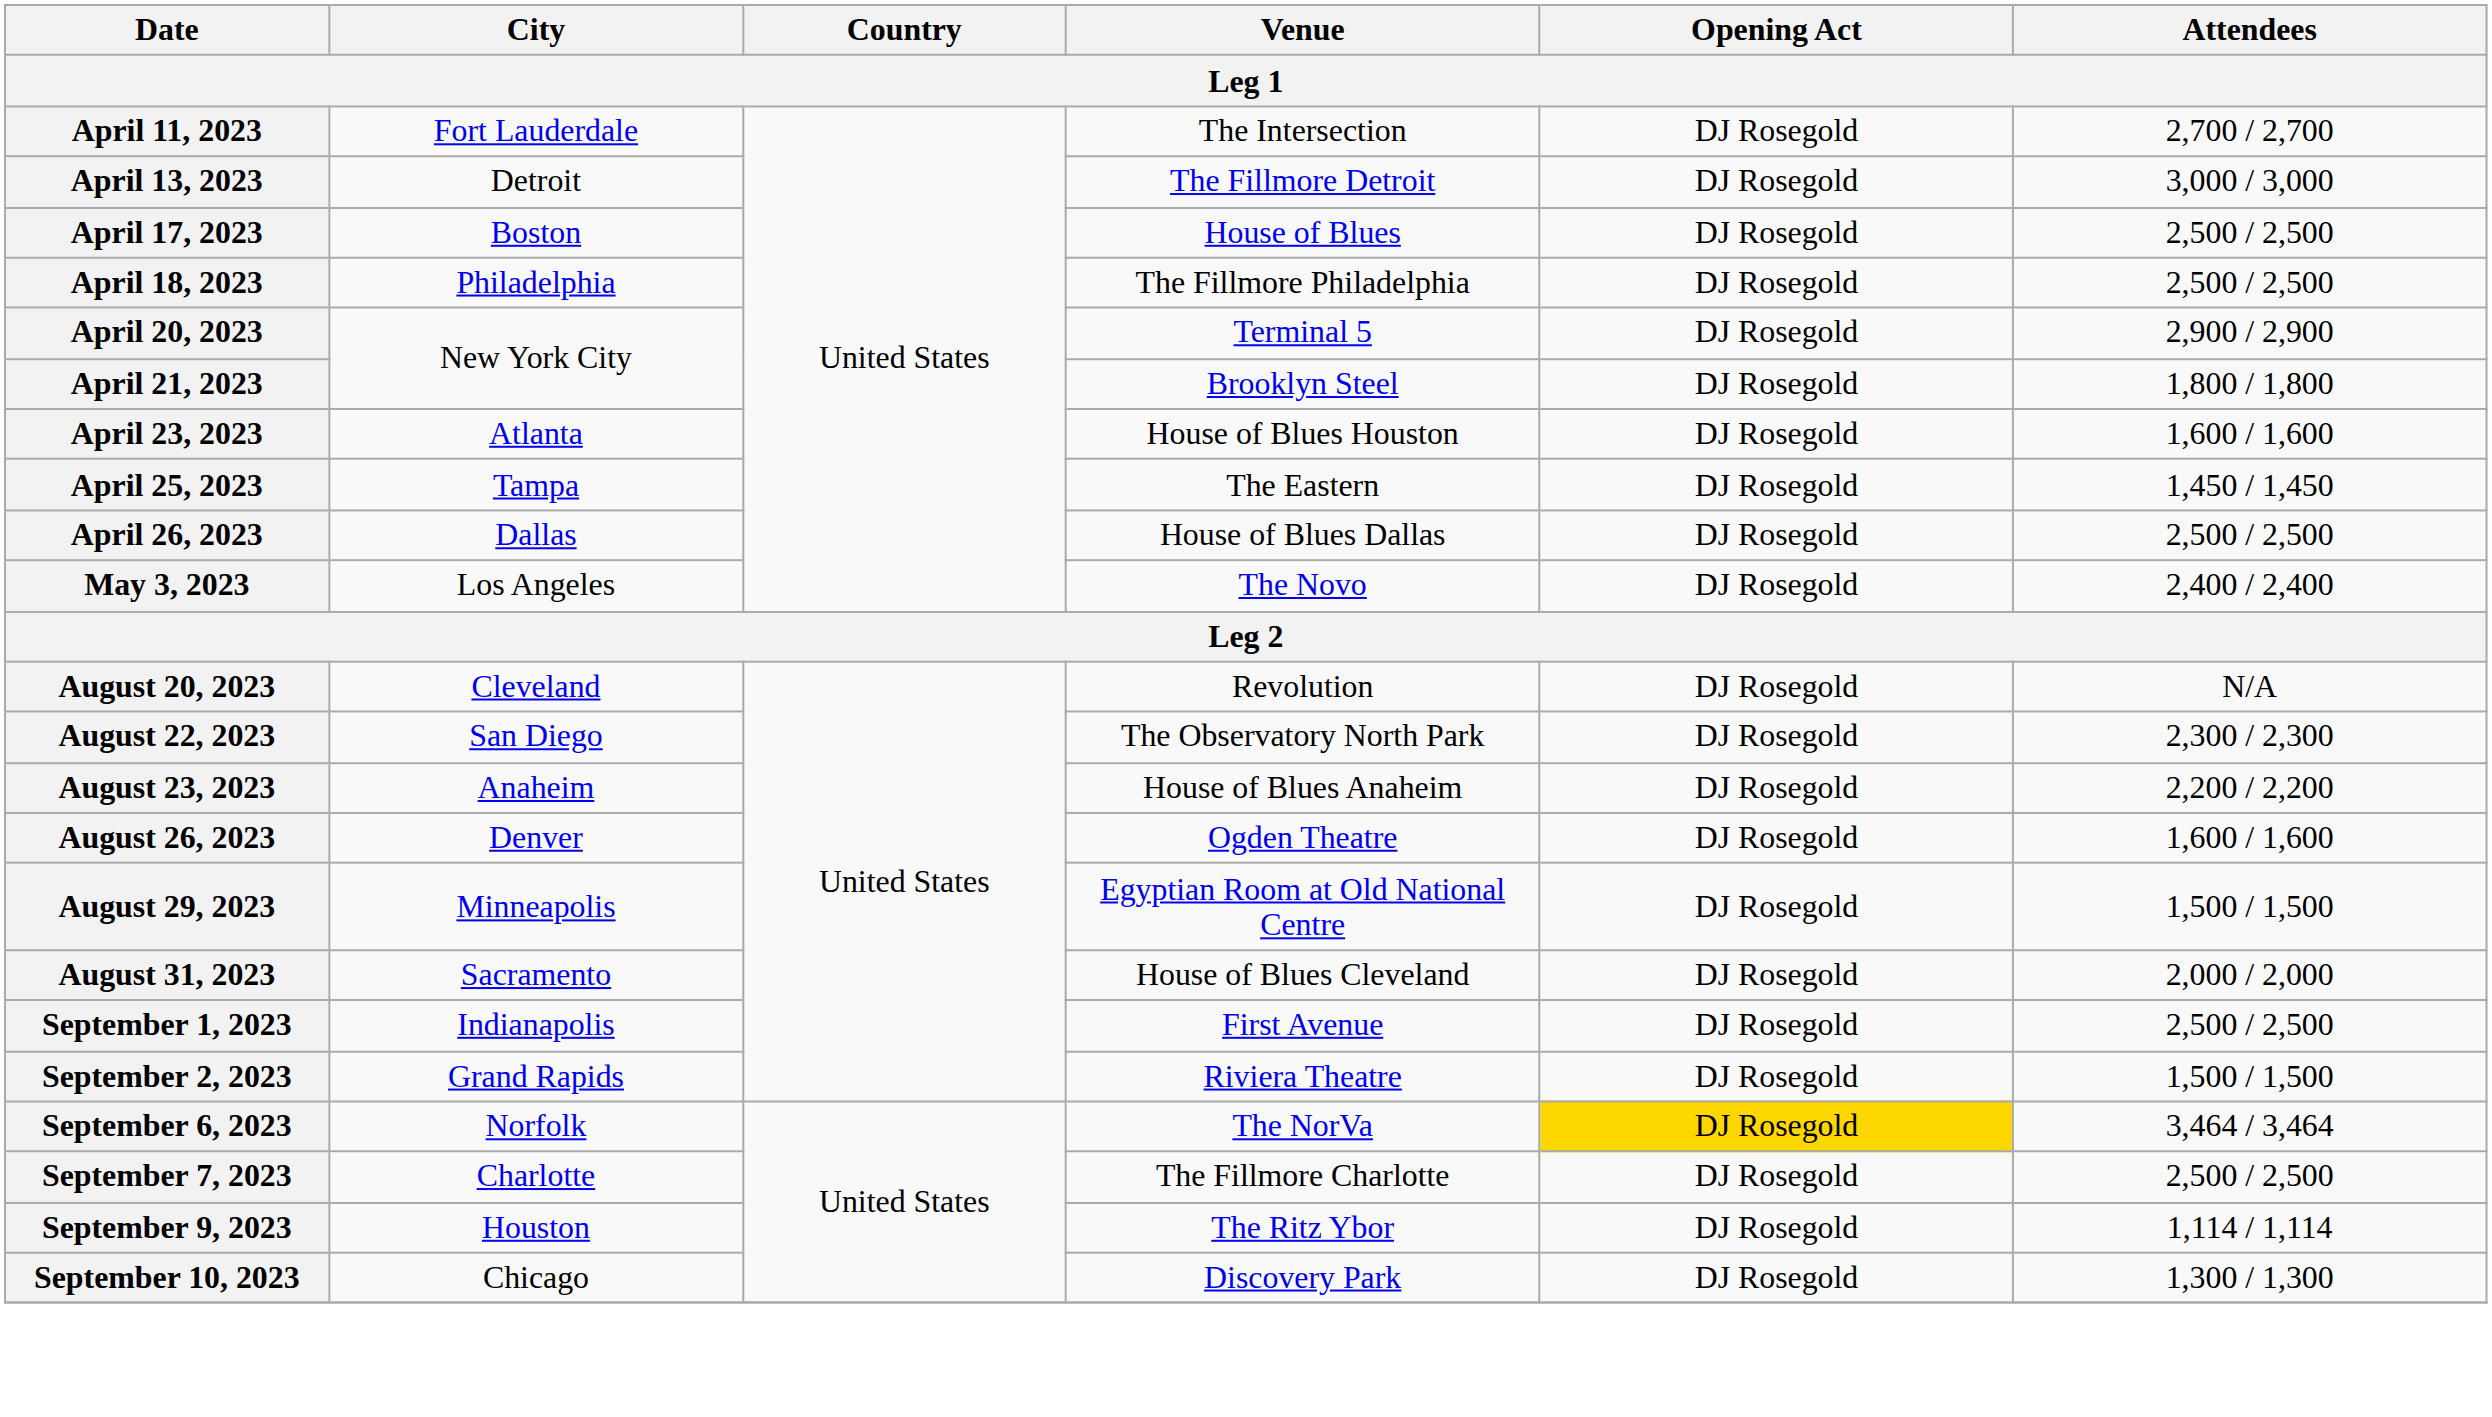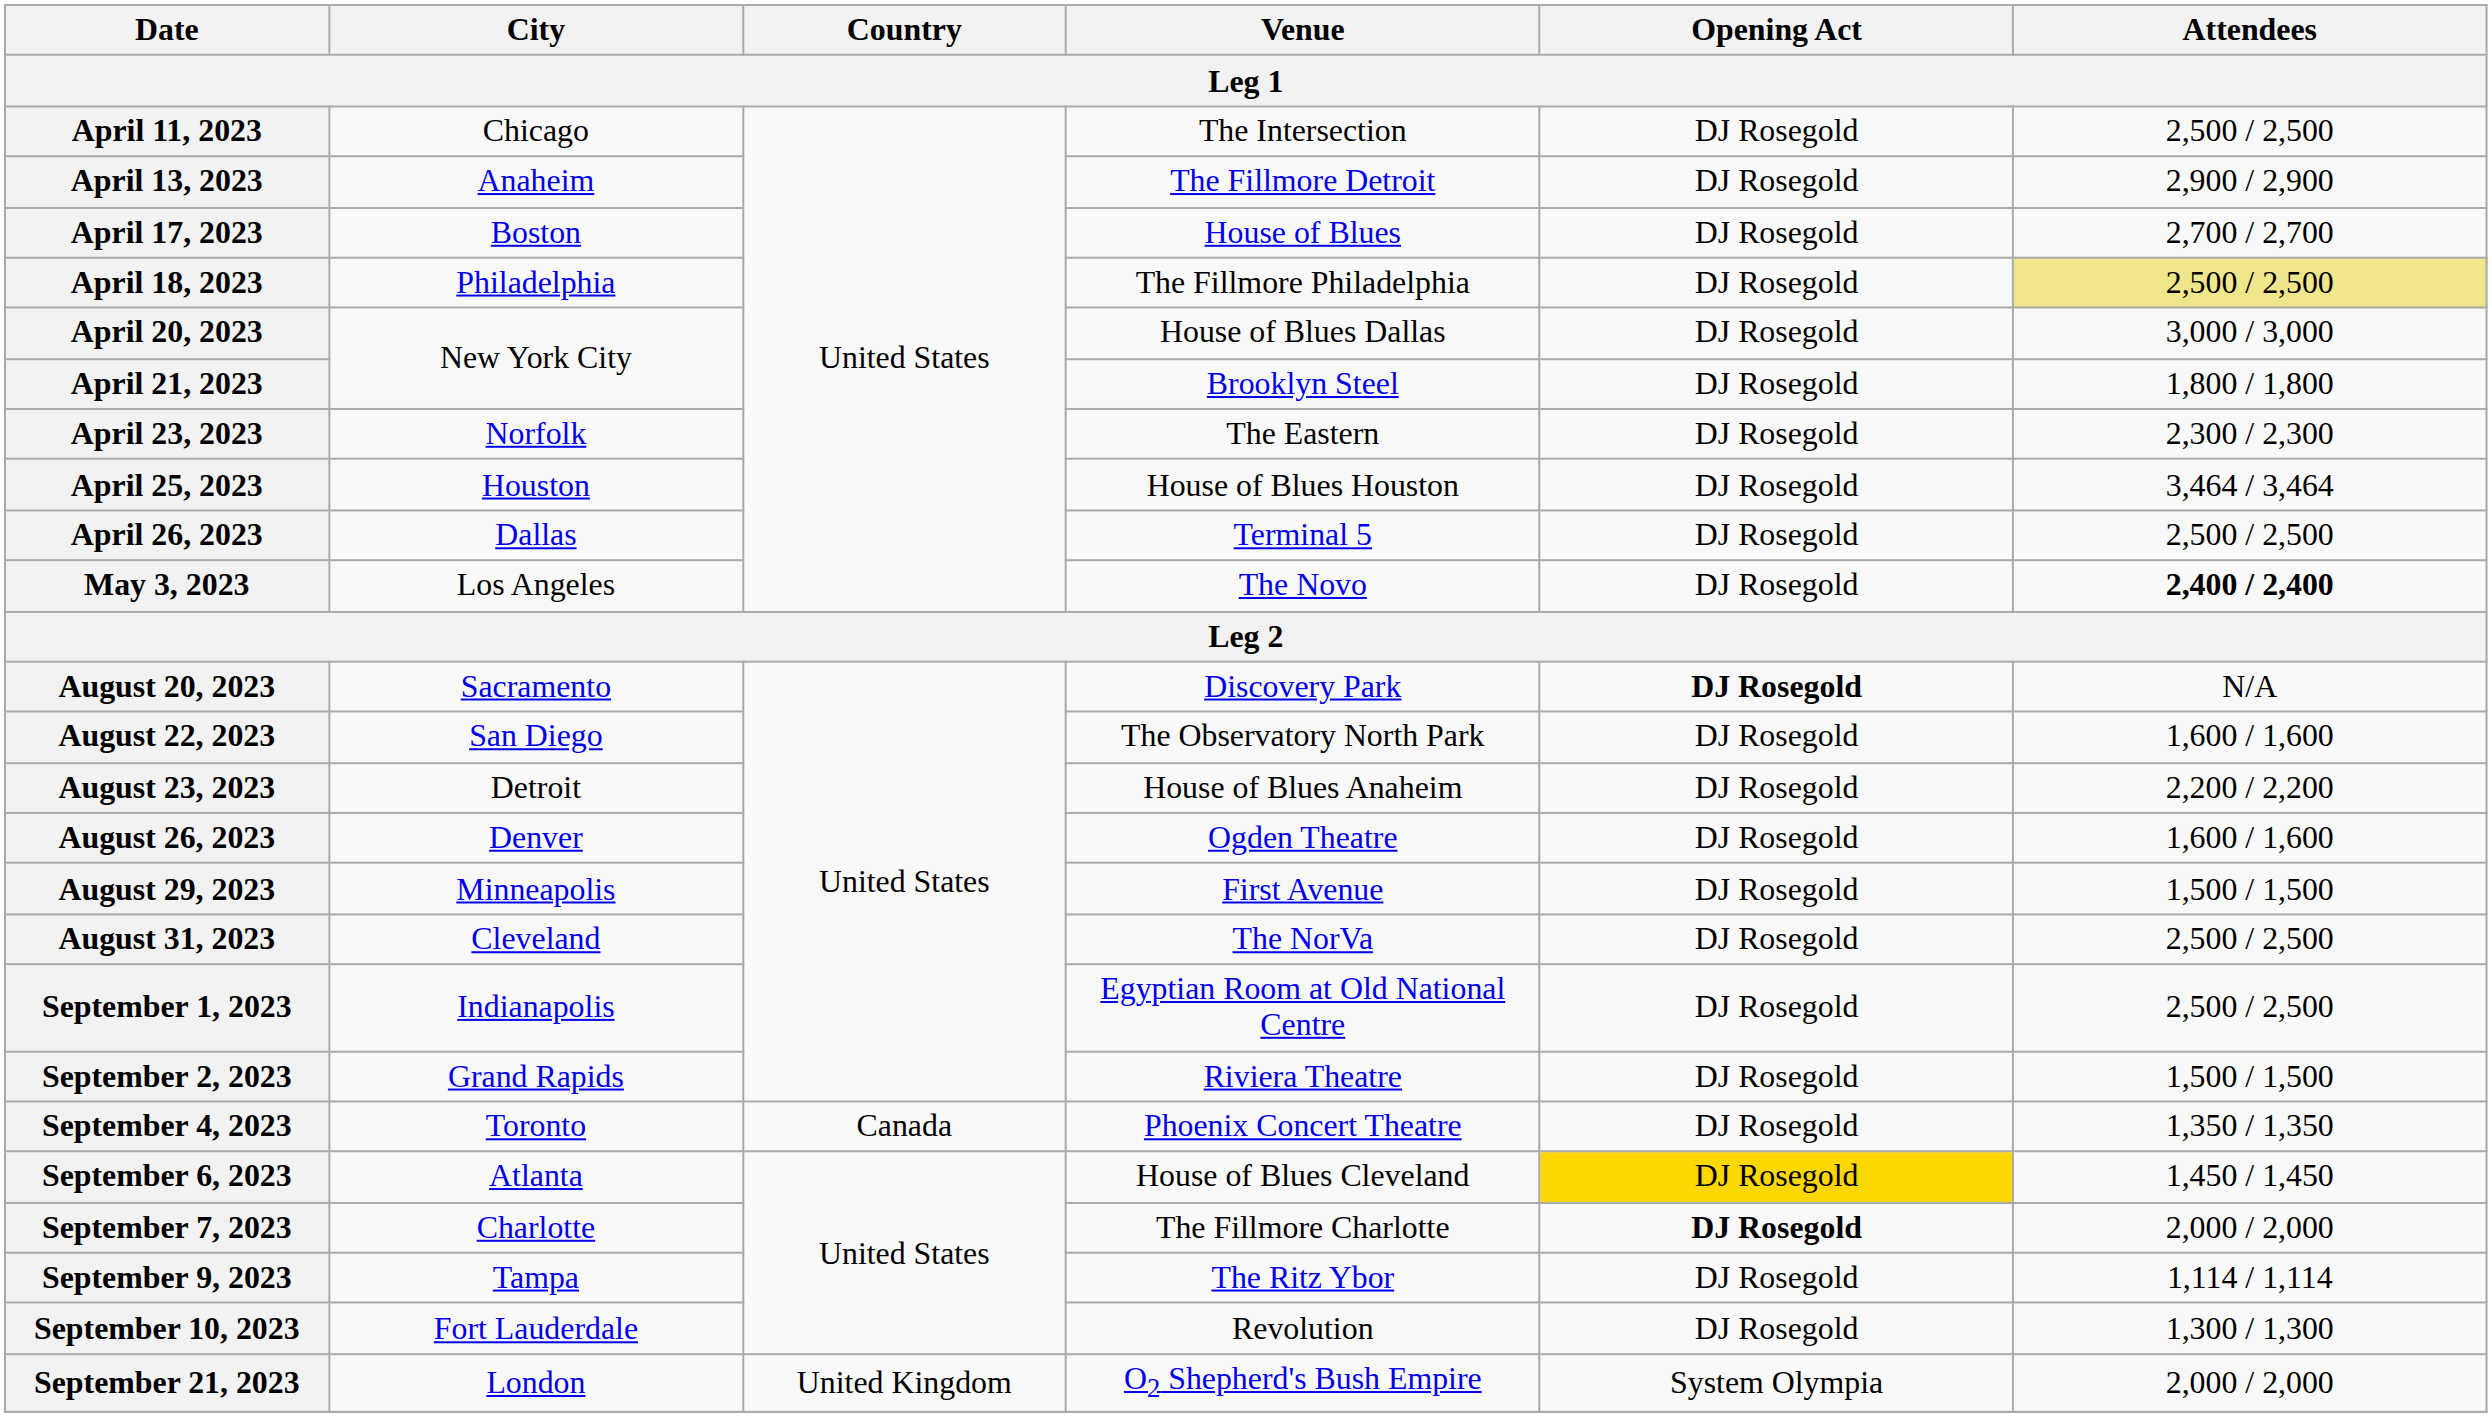(536, 130) Fort Lauderdale -> (536, 130) Chicago
(2250, 130) 2,700 / 2,700 -> (2250, 130) 2,500 / 2,500
(536, 181) Detroit -> (536, 181) Anaheim
(2250, 181) 3,000 / 3,000 -> (2250, 181) 2,900 / 2,900
(2250, 231) 2,500 / 2,500 -> (2250, 231) 2,700 / 2,700
(2250, 282) no background -> (2250, 282) khaki background
(1303, 332) Terminal 5 -> (1303, 332) House of Blues Dallas
(2250, 332) 2,900 / 2,900 -> (2250, 332) 3,000 / 3,000
(536, 433) Atlanta -> (536, 433) Norfolk
(1303, 433) House of Blues Houston -> (1303, 433) The Eastern
(2250, 433) 1,600 / 1,600 -> (2250, 433) 2,300 / 2,300
(536, 484) Tampa -> (536, 484) Houston
(1303, 484) The Eastern -> (1303, 484) House of Blues Houston
(2250, 484) 1,450 / 1,450 -> (2250, 484) 3,464 / 3,464
(1303, 534) House of Blues Dallas -> (1303, 534) Terminal 5
(2250, 585) normal -> (2250, 585) bold
(536, 686) Cleveland -> (536, 686) Sacramento
(1303, 686) Revolution -> (1303, 686) Discovery Park
(1776, 686) normal -> (1777, 686) bold
(2250, 736) 2,300 / 2,300 -> (2250, 736) 1,600 / 1,600
(536, 787) Anaheim -> (536, 787) Detroit
(1303, 906) Egyptian Room at Old National Centre -> (1303, 888) First Avenue
(536, 974) Sacramento -> (536, 938) Cleveland
(1303, 974) House of Blues Cleveland -> (1303, 938) The NorVa
(2250, 974) 2,000 / 2,000 -> (2250, 938) 2,500 / 2,500
(1303, 1024) First Avenue -> (1303, 1007) Egyptian Room at Old National Centre
+ row: (167, 1125)
(536, 1125) Norfolk -> (536, 1176) Atlanta
(1303, 1125) The NorVa -> (1303, 1176) House of Blues Cleveland
(2250, 1125) 3,464 / 3,464 -> (2250, 1176) 1,450 / 1,450
(1776, 1176) normal -> (1777, 1226) bold
(2250, 1176) 2,500 / 2,500 -> (2250, 1226) 2,000 / 2,000
(536, 1226) Houston -> (536, 1277) Tampa
(536, 1277) Chicago -> (536, 1327) Fort Lauderdale
(1303, 1277) Discovery Park -> (1303, 1327) Revolution
+ row: (167, 1382)
